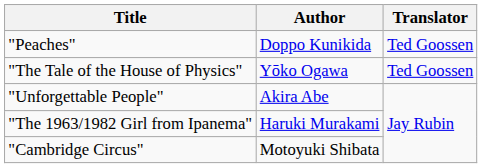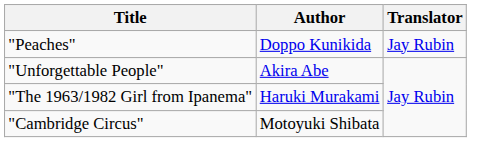(430, 44) Ted Goossen -> (421, 44) Jay Rubin
- row: (125, 70)
